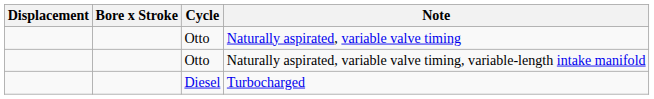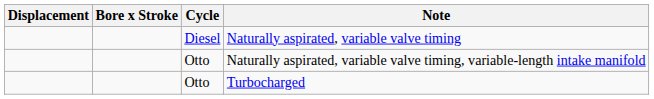(197, 37) Otto -> (202, 37) Diesel
(202, 82) Diesel -> (197, 82) Otto
